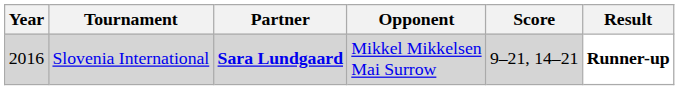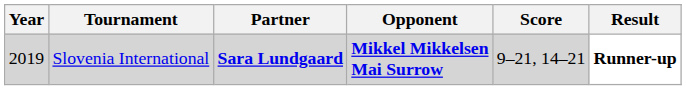(26, 59) 2016 -> (26, 59) 2019
(416, 59) normal -> (420, 59) bold
